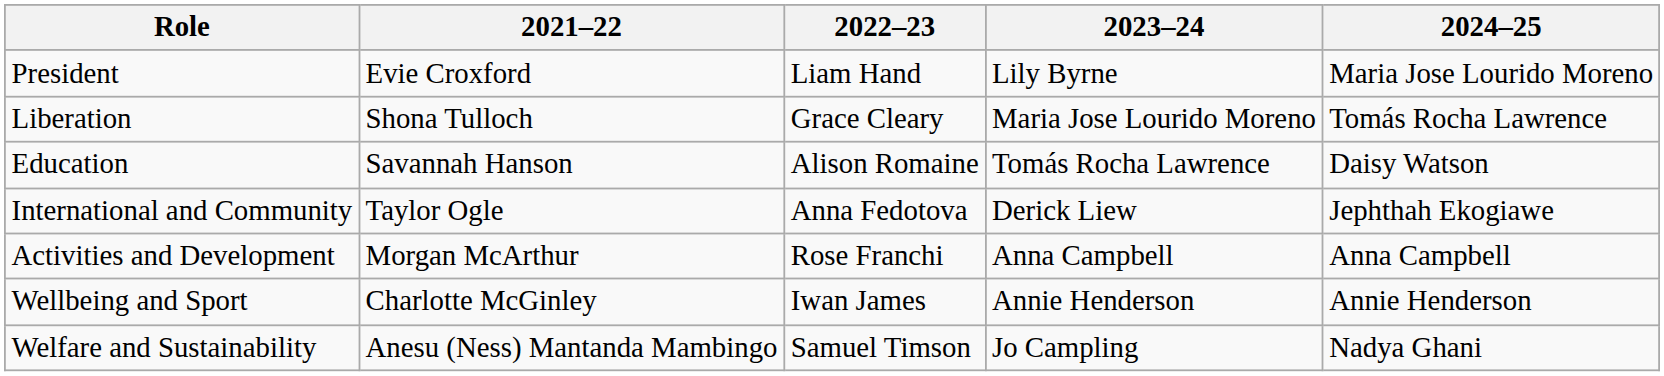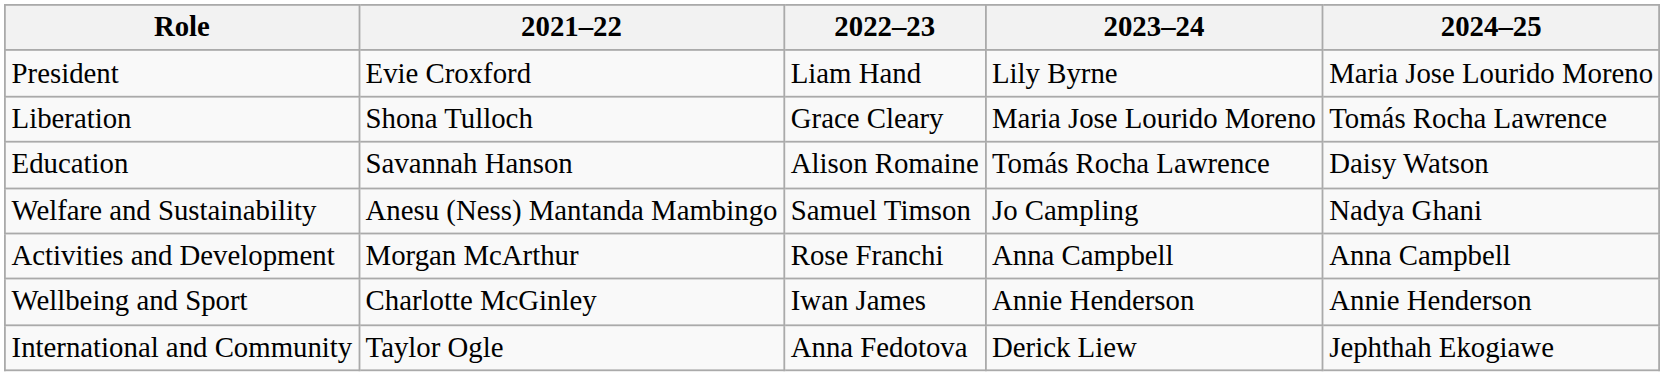rows swapped: (182, 210) <-> (164, 347)
